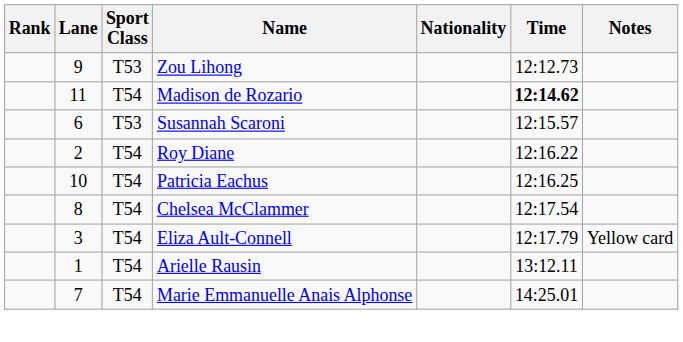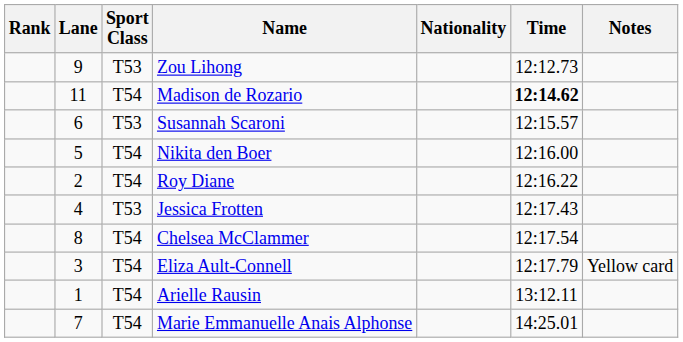+ row: (214, 152)
- row: (212, 180)
+ row: (210, 209)
